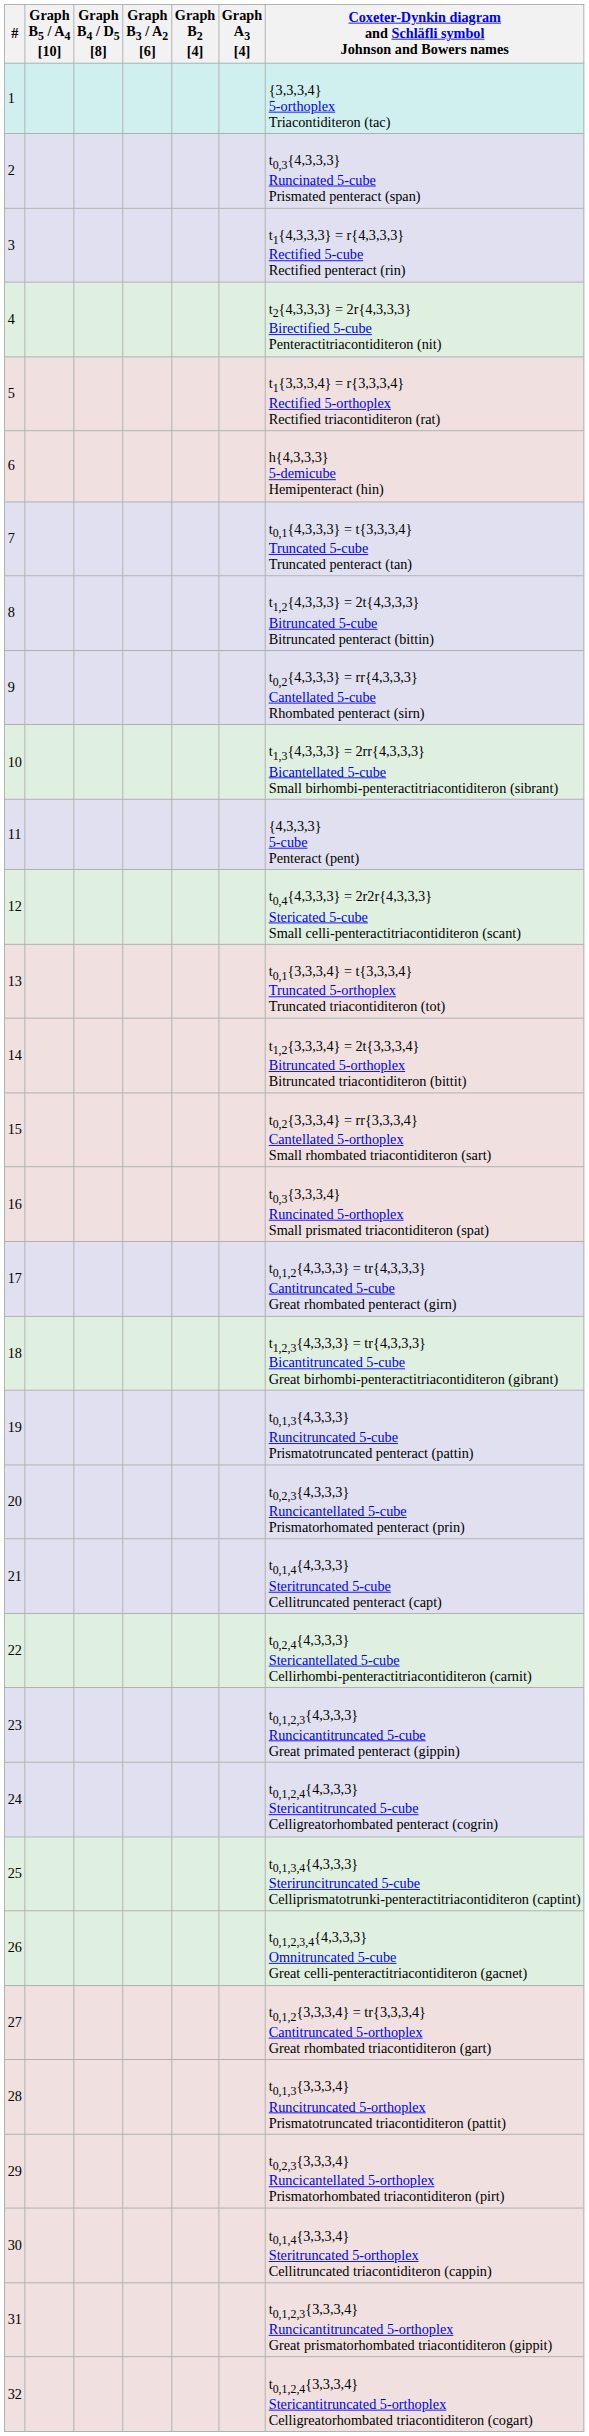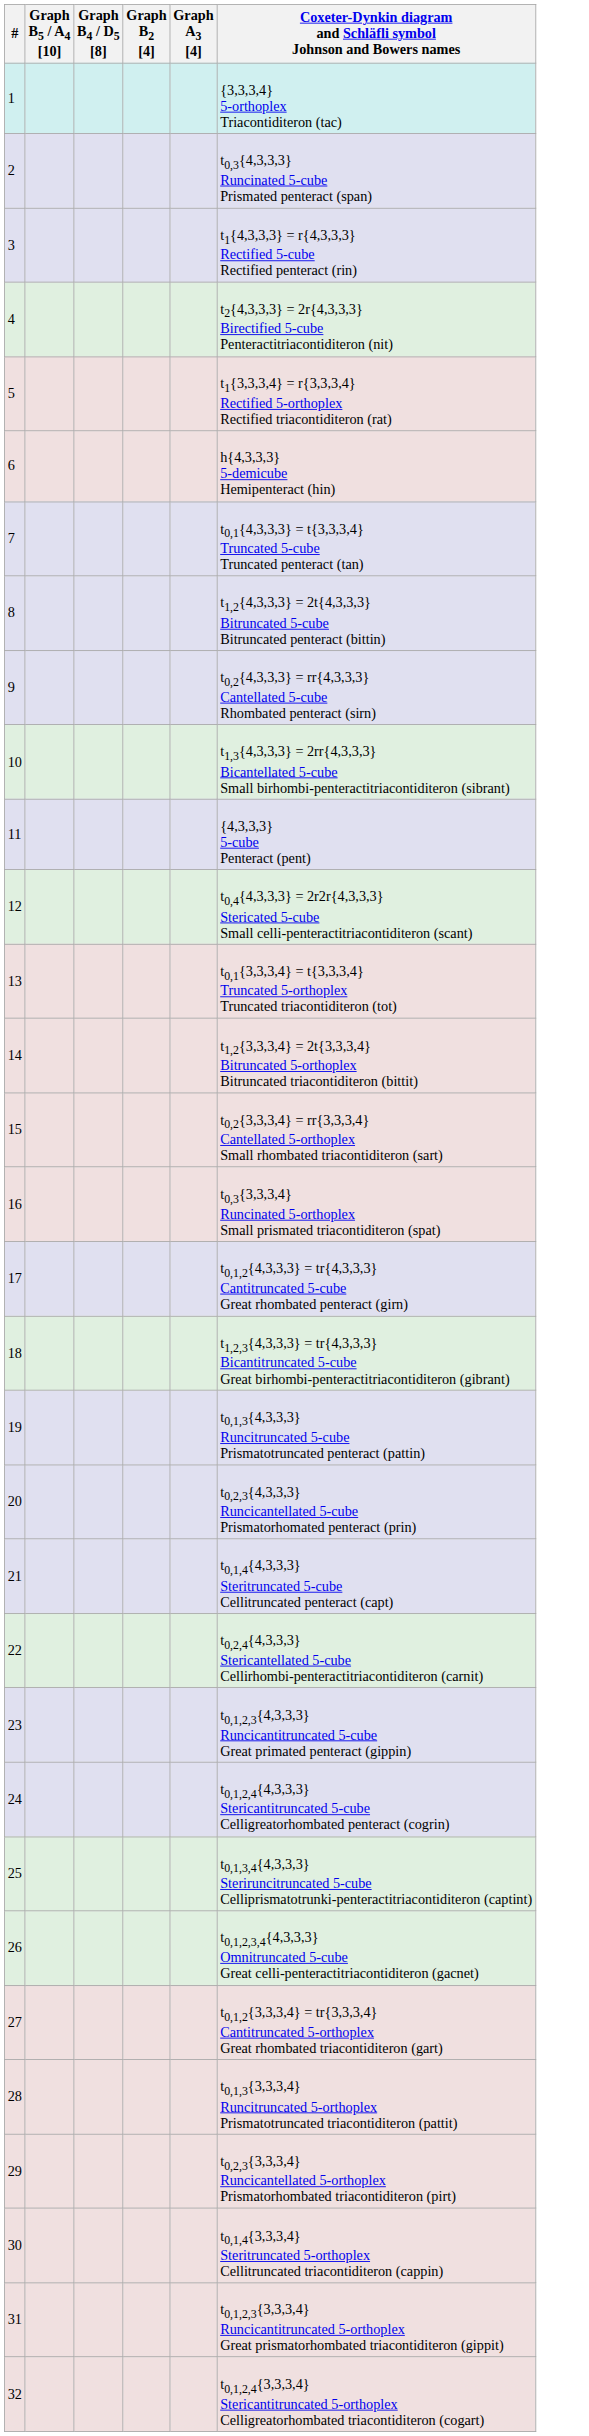- column: (147, 33)
